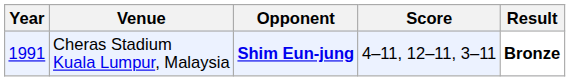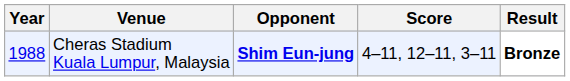(27, 53) 1991 -> (27, 53) 1988
